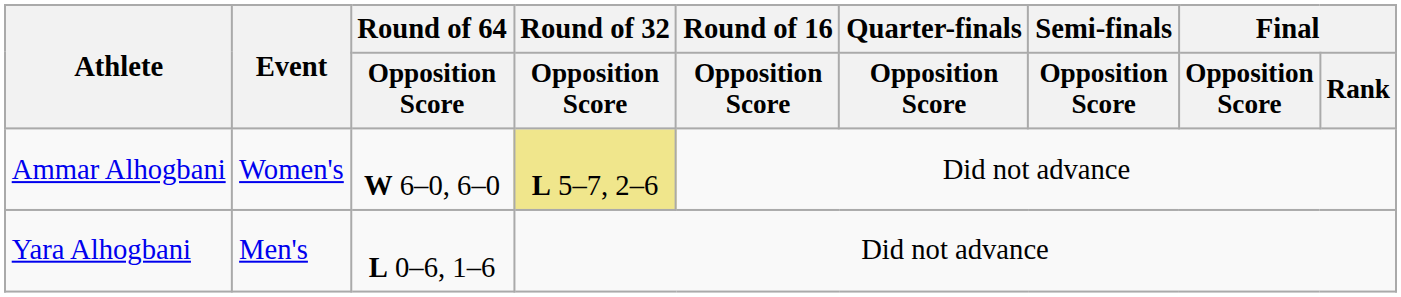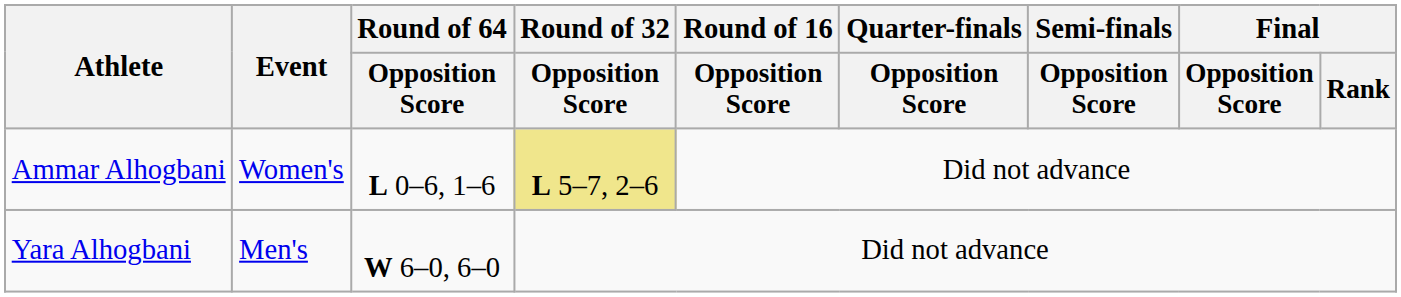(432, 186) W 6–0, 6–0 -> (432, 186) L 0–6, 1–6
(432, 267) L 0–6, 1–6 -> (432, 267) W 6–0, 6–0
